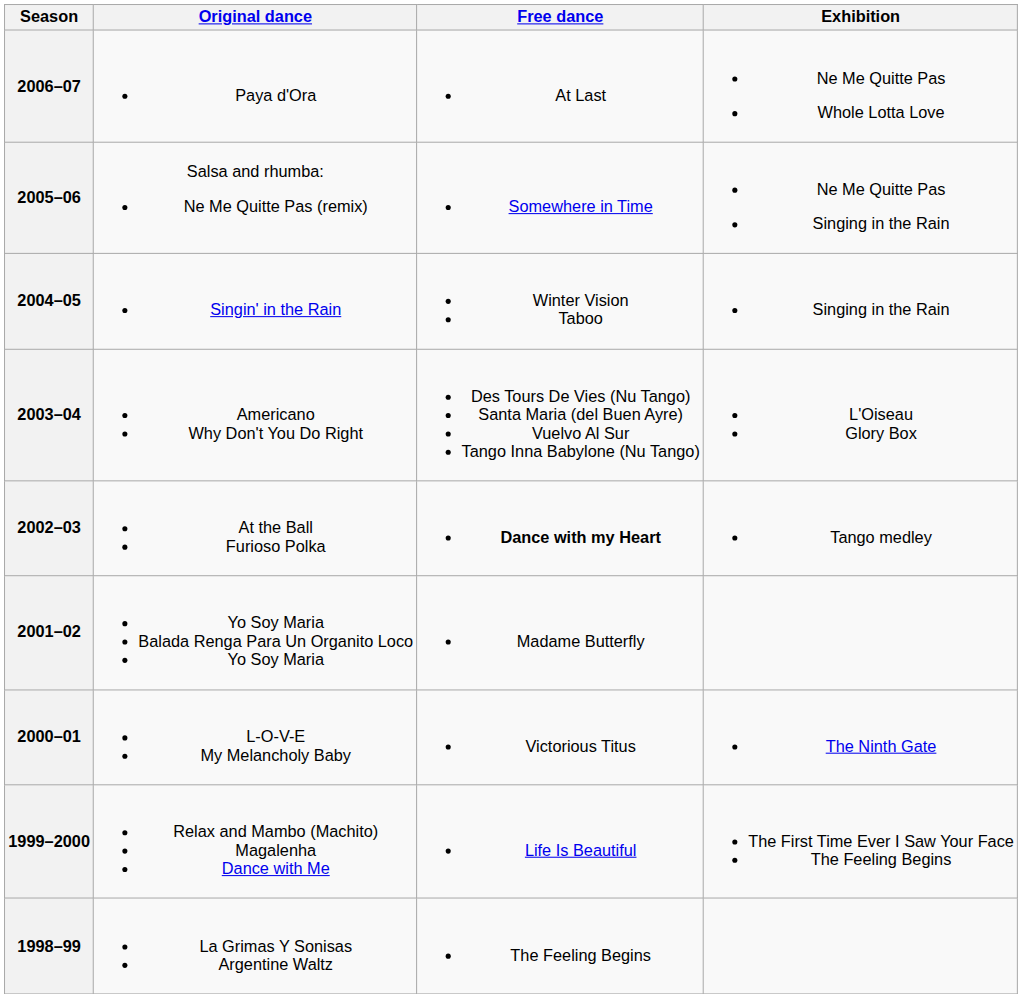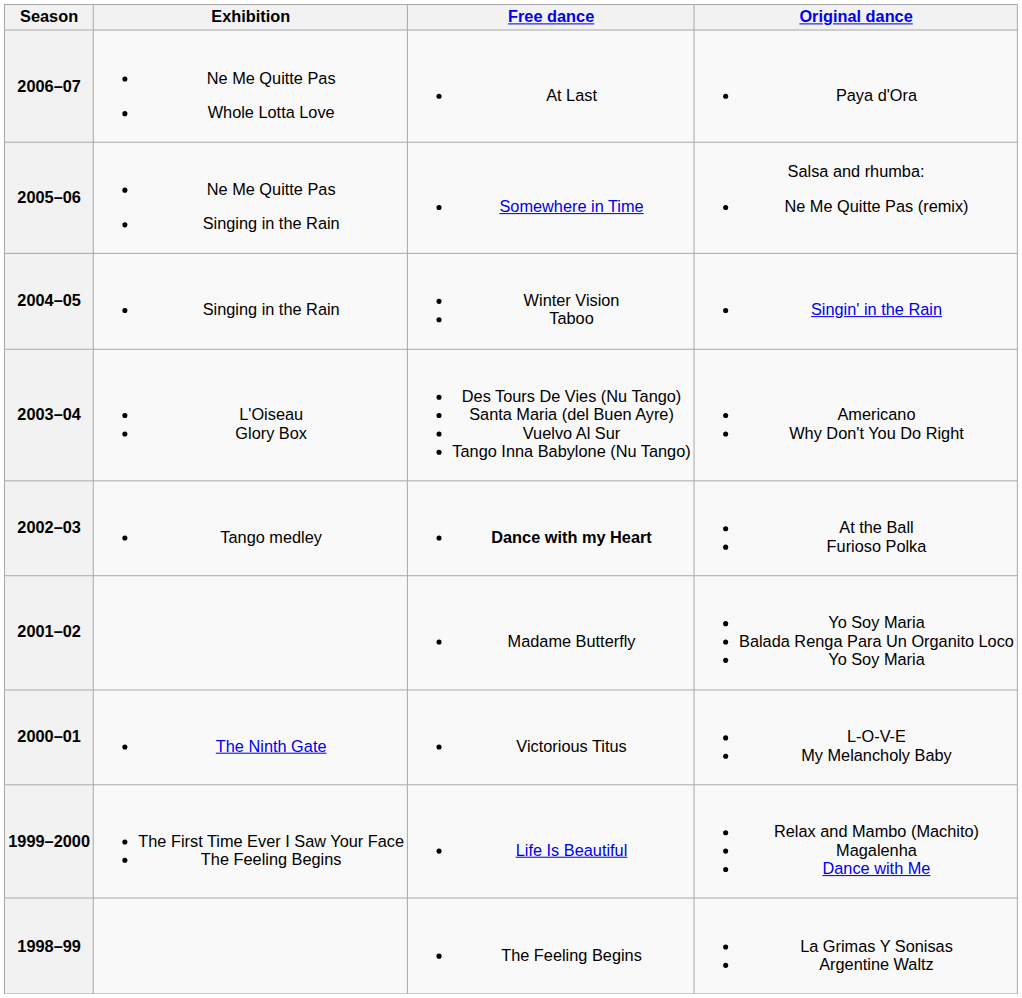columns swapped: (255, 17) <-> (861, 17)
